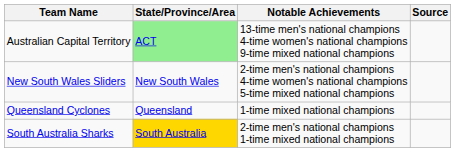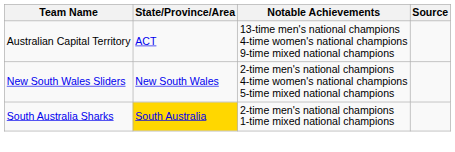(146, 41) lightgreen background -> (146, 41) no background
- row: (58, 110)
